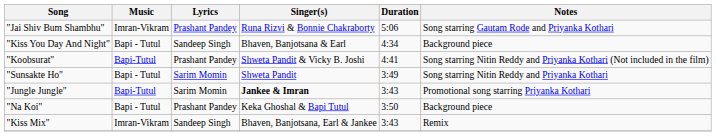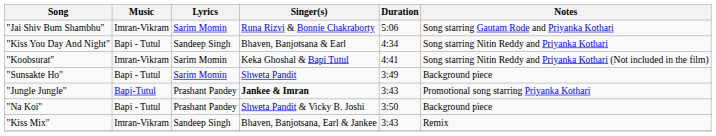(205, 28) Prashant Pandey -> (200, 28) Sarim Momin
(458, 44) Background piece -> (515, 44) Song starring Nitin Reddy and Priyanka Kothari
(135, 59) Bapi-Tutul -> (142, 59) Imran-Vikram
(205, 59) Prashant Pandey -> (200, 59) Sarim Momin
(303, 59) Shweta Pandit & Vicky B. Joshi -> (295, 59) Keka Ghoshal & Bapi Tutul
(515, 75) Song starring Nitin Reddy and Priyanka Kothari -> (458, 75) Background piece
(200, 91) Sarim Momin -> (205, 91) Prashant Pandey
(295, 107) Keka Ghoshal & Bapi Tutul -> (303, 107) Shweta Pandit & Vicky B. Joshi
